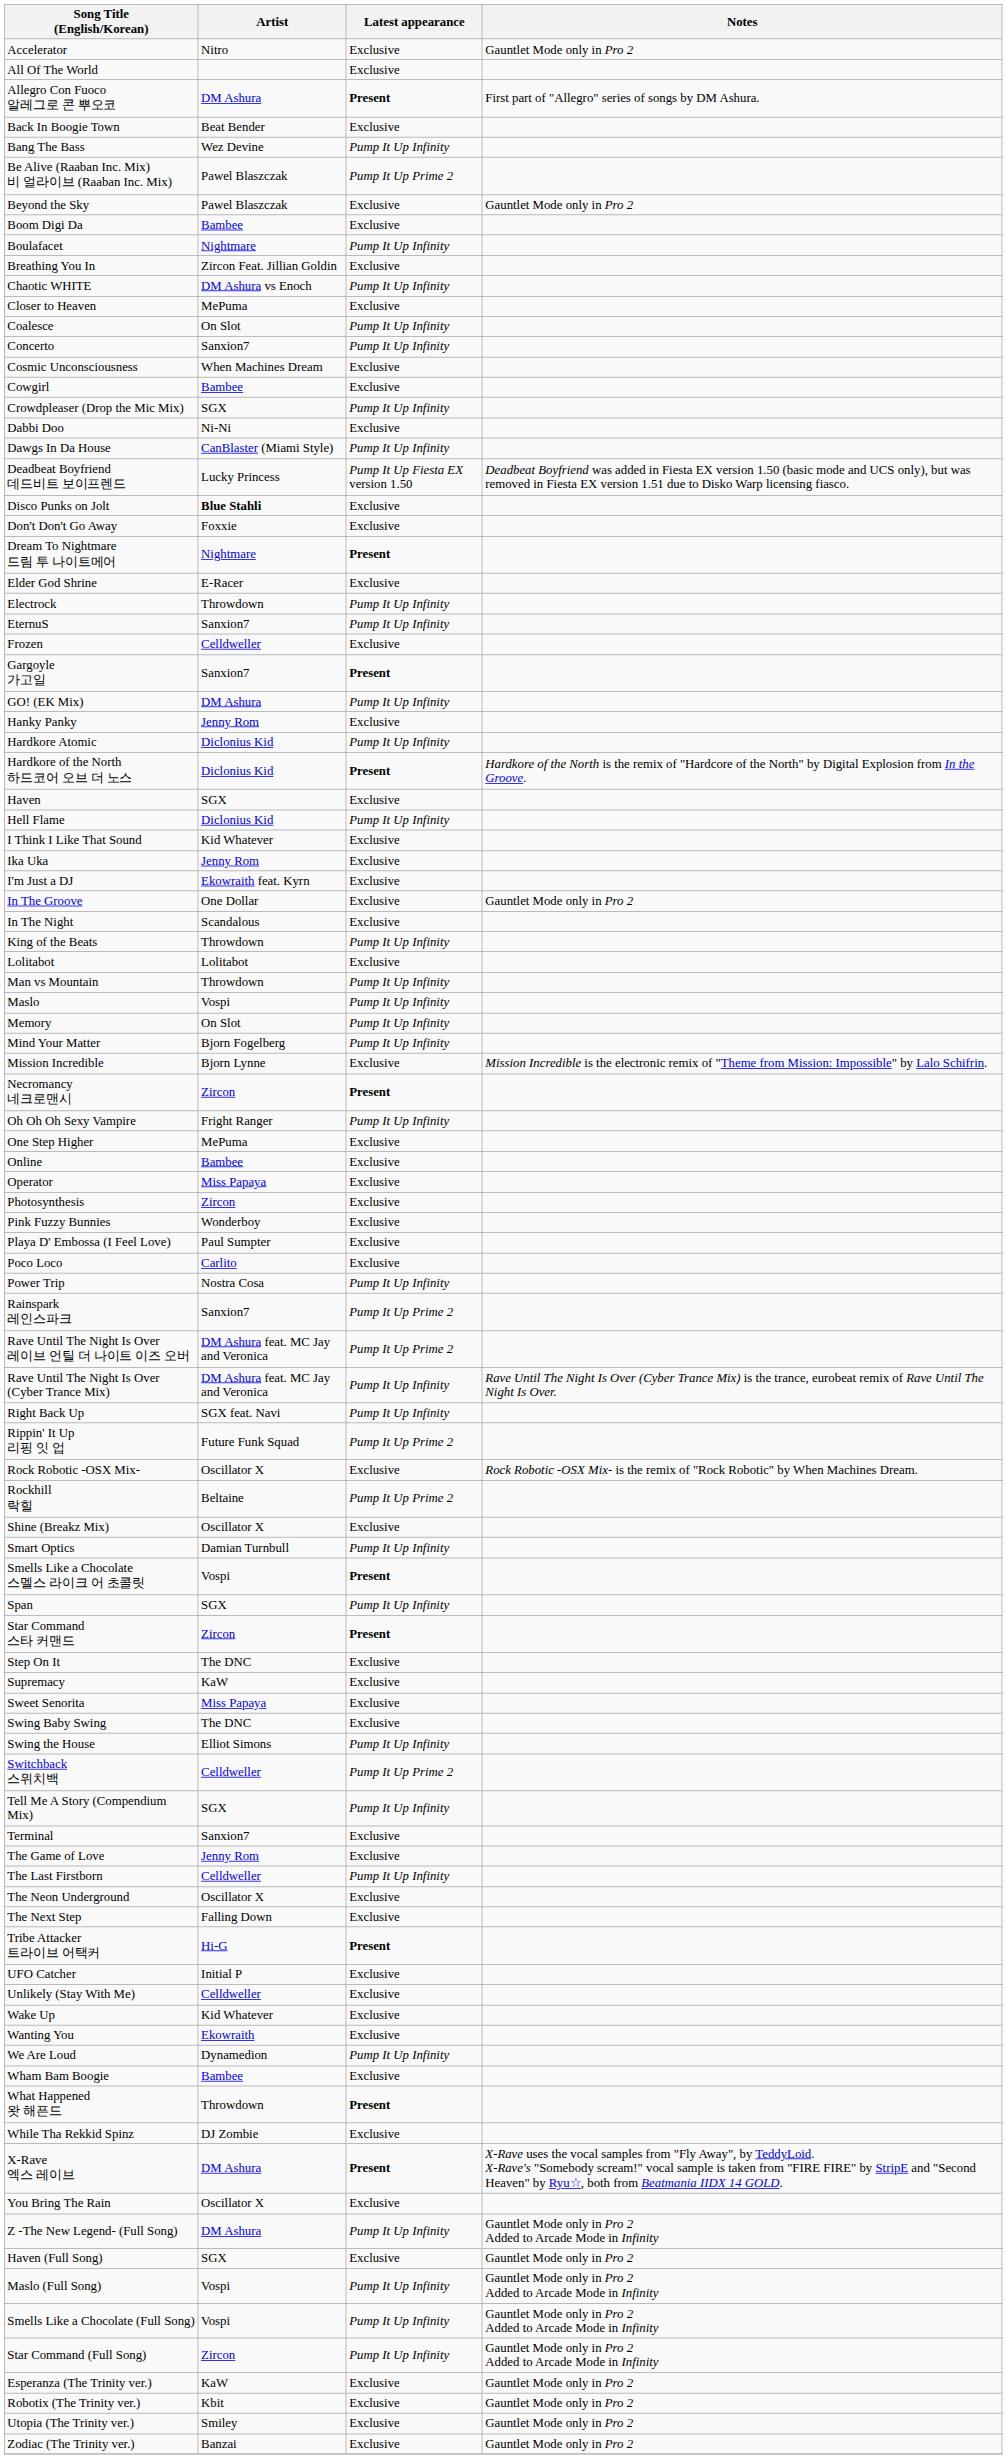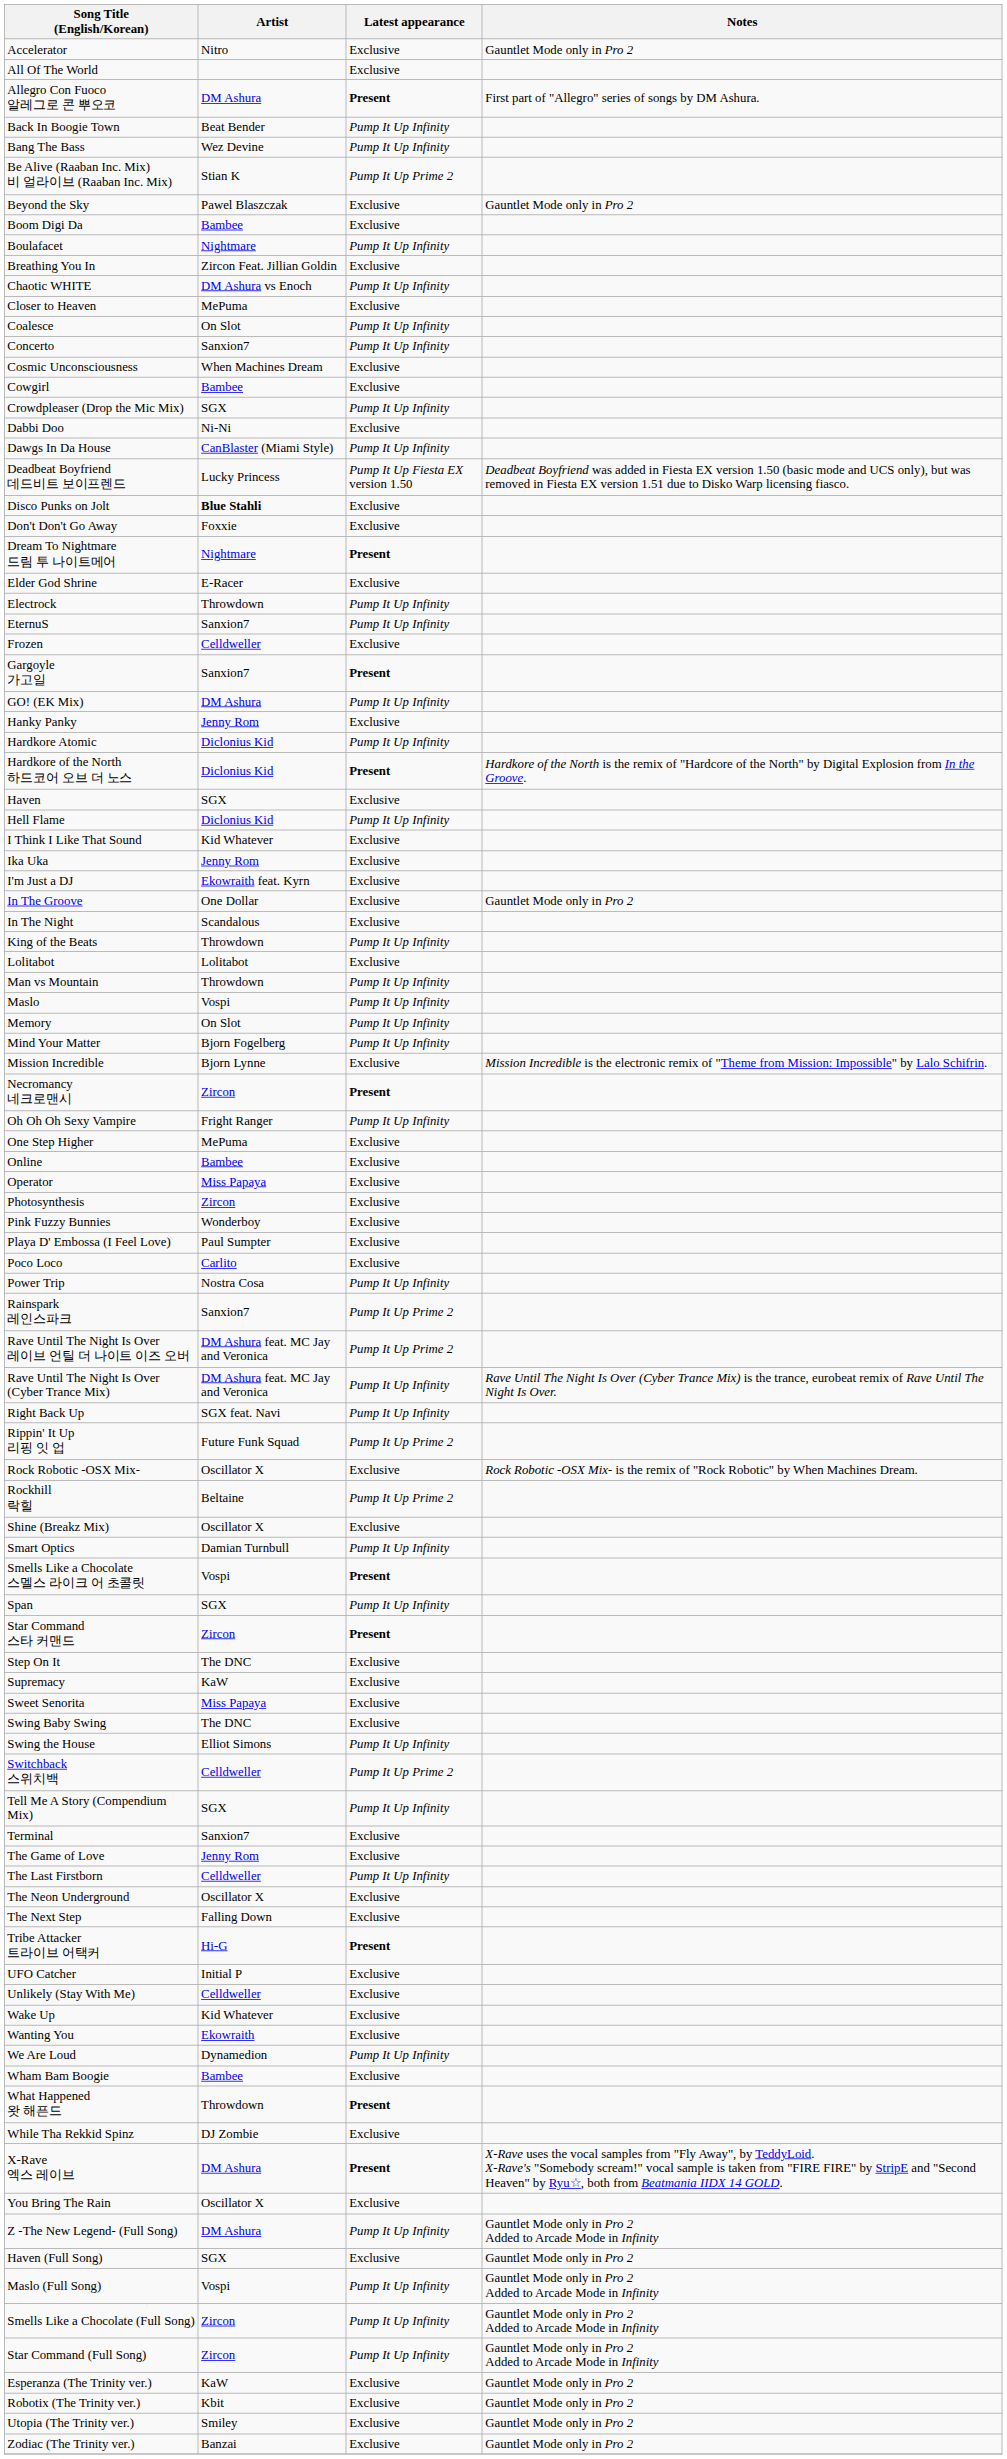(374, 127) Exclusive -> (399, 127) Pump It Up Infinity
(244, 176) Pawel Blaszczak -> (220, 176) Stian K
(216, 2320) Vospi -> (218, 2320) Zircon
